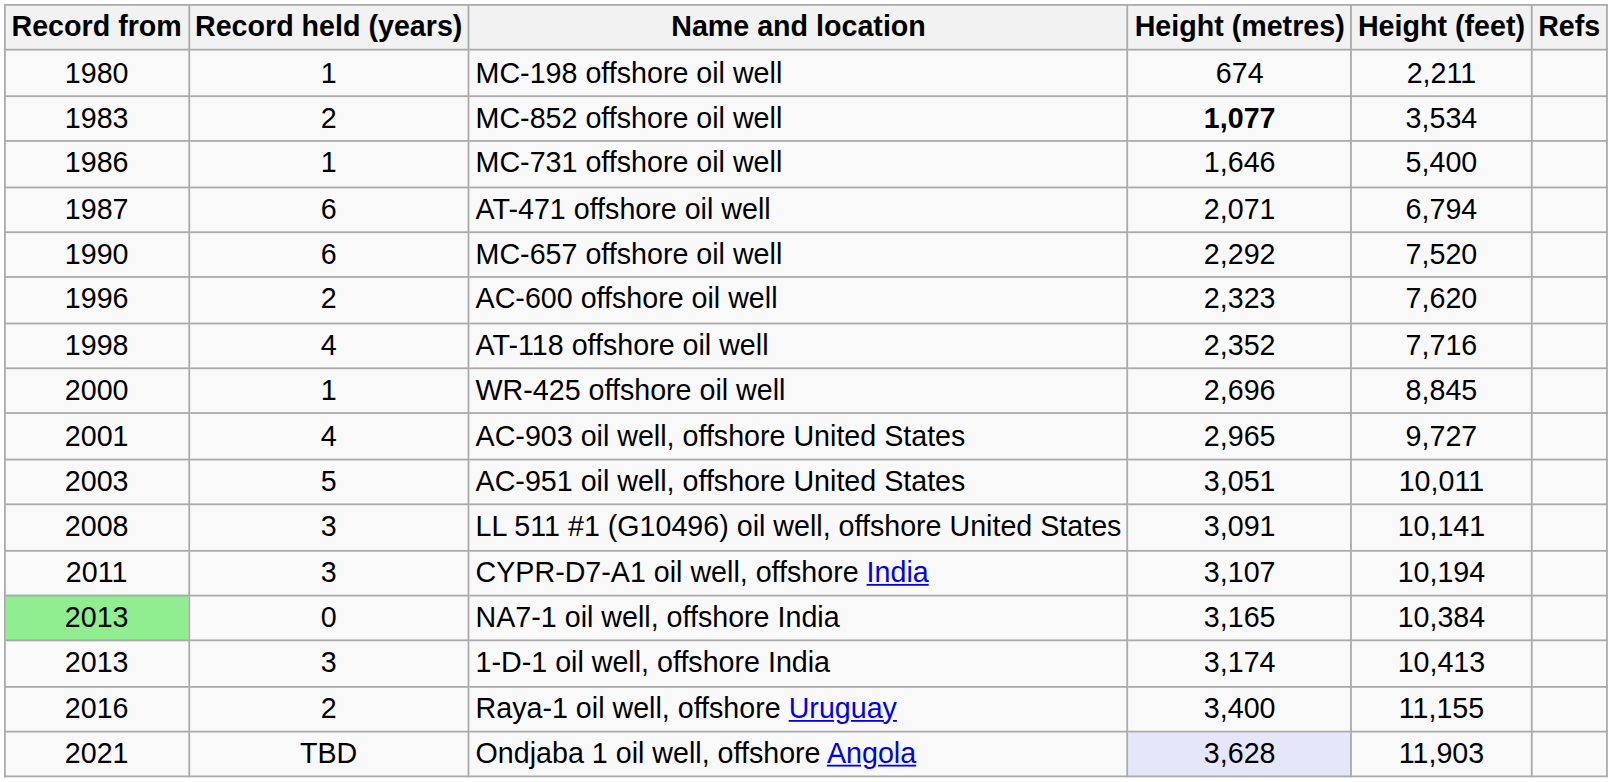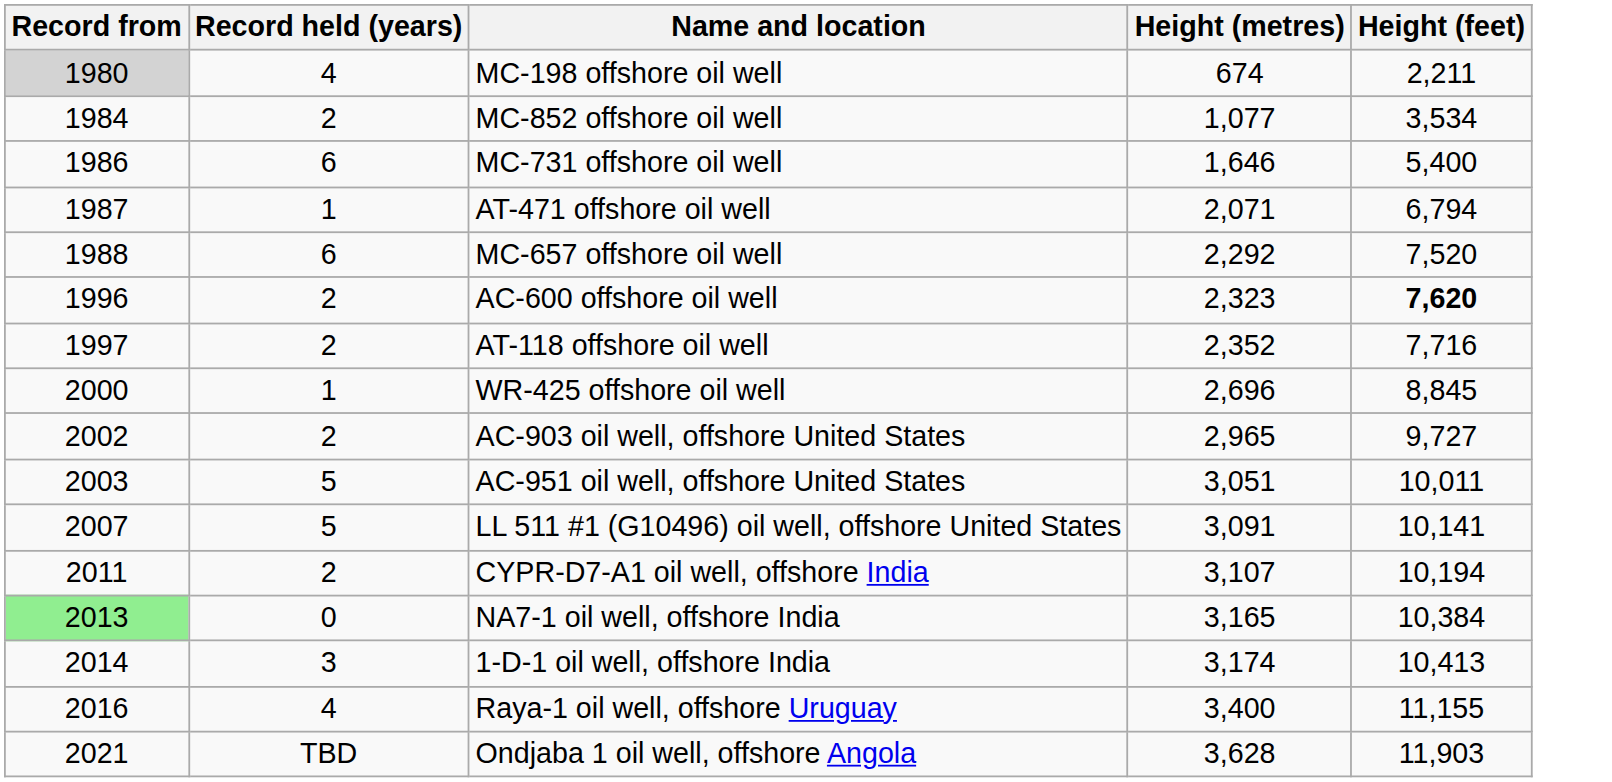- column: (1569, 27)
(97, 72) no background -> (97, 72) lightgrey background
(329, 72) 1 -> (329, 72) 4
(97, 118) 1983 -> (97, 118) 1984
(1240, 118) bold -> (1240, 118) normal
(329, 163) 1 -> (329, 163) 6
(329, 208) 6 -> (329, 208) 1
(97, 254) 1990 -> (97, 254) 1988
(1441, 299) normal -> (1441, 299) bold
(97, 345) 1998 -> (97, 345) 1997
(329, 345) 4 -> (329, 345) 2
(97, 436) 2001 -> (97, 436) 2002
(329, 436) 4 -> (329, 436) 2
(97, 526) 2008 -> (97, 526) 2007
(329, 526) 3 -> (329, 526) 5
(329, 572) 3 -> (329, 572) 2
(97, 663) 2013 -> (97, 663) 2014
(329, 708) 2 -> (329, 708) 4
(1240, 753) lavender background -> (1240, 753) no background
